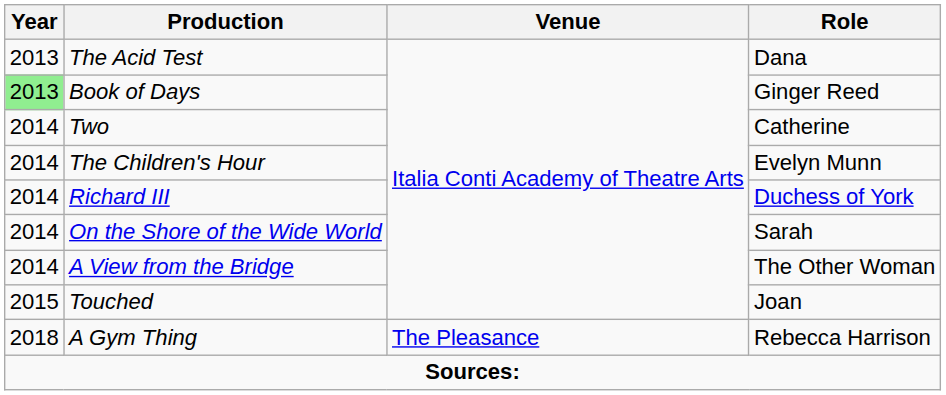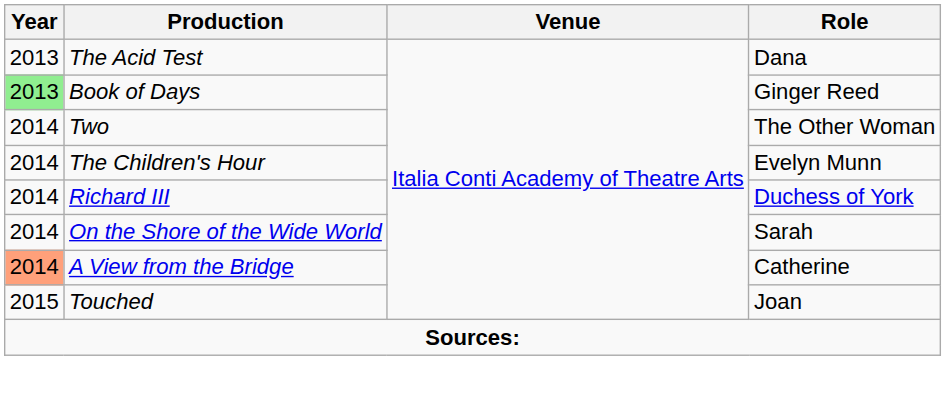(802, 127) Catherine -> (845, 127) The Other Woman
(34, 267) no background -> (34, 267) lightsalmon background
(845, 267) The Other Woman -> (802, 267) Catherine
- row: (133, 337)
